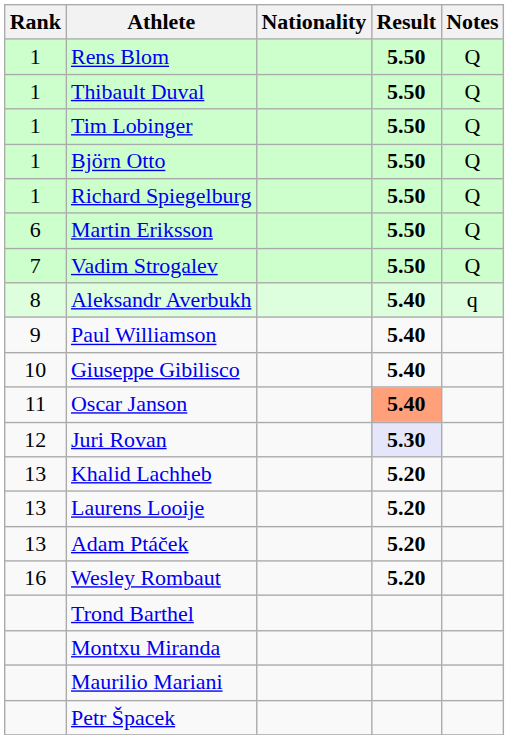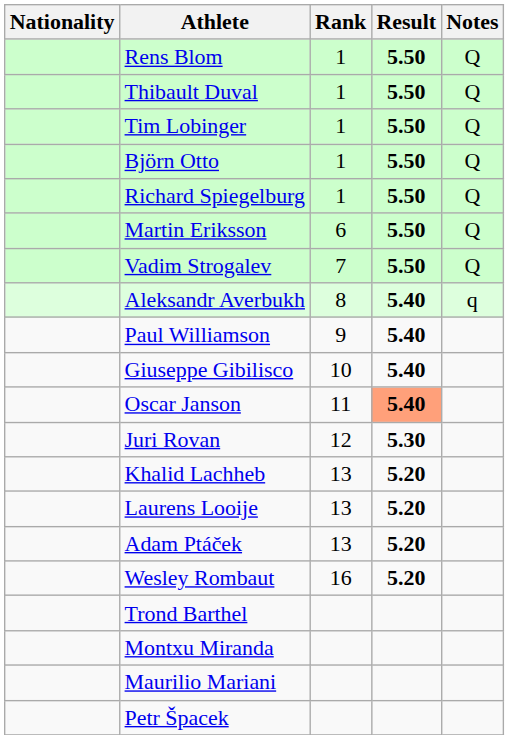columns swapped: (35, 21) <-> (314, 21)
(406, 439) lavender background -> (406, 439) no background
